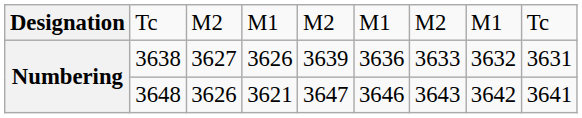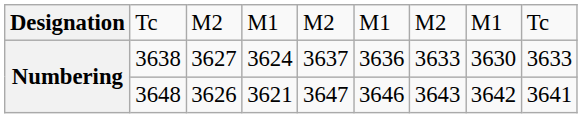(270, 58) 3626 -> (270, 58) 3624
(326, 58) 3639 -> (326, 58) 3637
(494, 58) 3632 -> (494, 58) 3630
(549, 58) 3631 -> (549, 58) 3633
